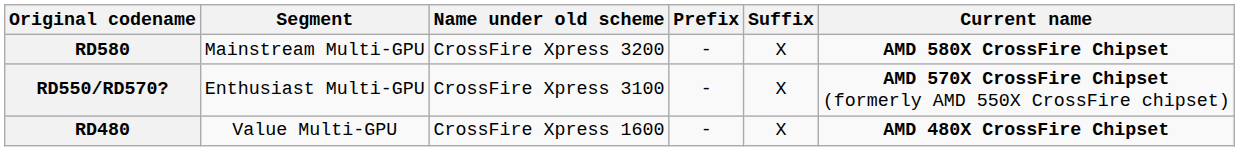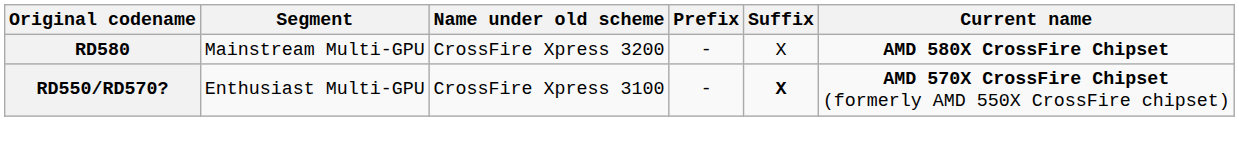(781, 90) normal -> (781, 90) bold
- row: (103, 130)
